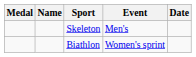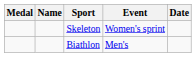(117, 28) Men's -> (135, 28) Women's sprint
(135, 44) Women's sprint -> (117, 44) Men's
